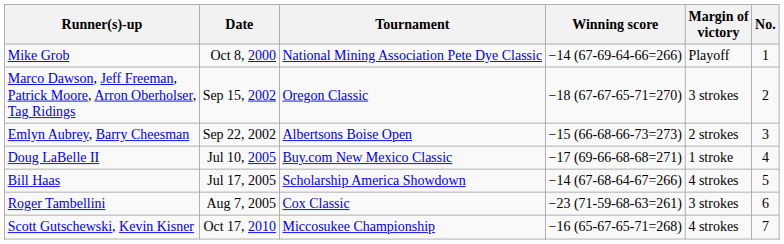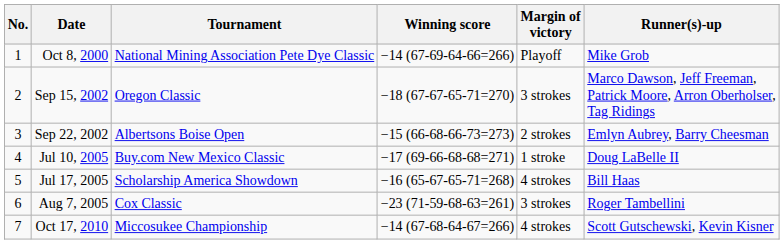columns swapped: (765, 24) <-> (102, 24)
(615, 181) −14 (67-68-64-67=266) -> (447, 181) −16 (65-67-65-71=268)
(615, 227) −16 (65-67-65-71=268) -> (447, 227) −14 (67-68-64-67=266)
